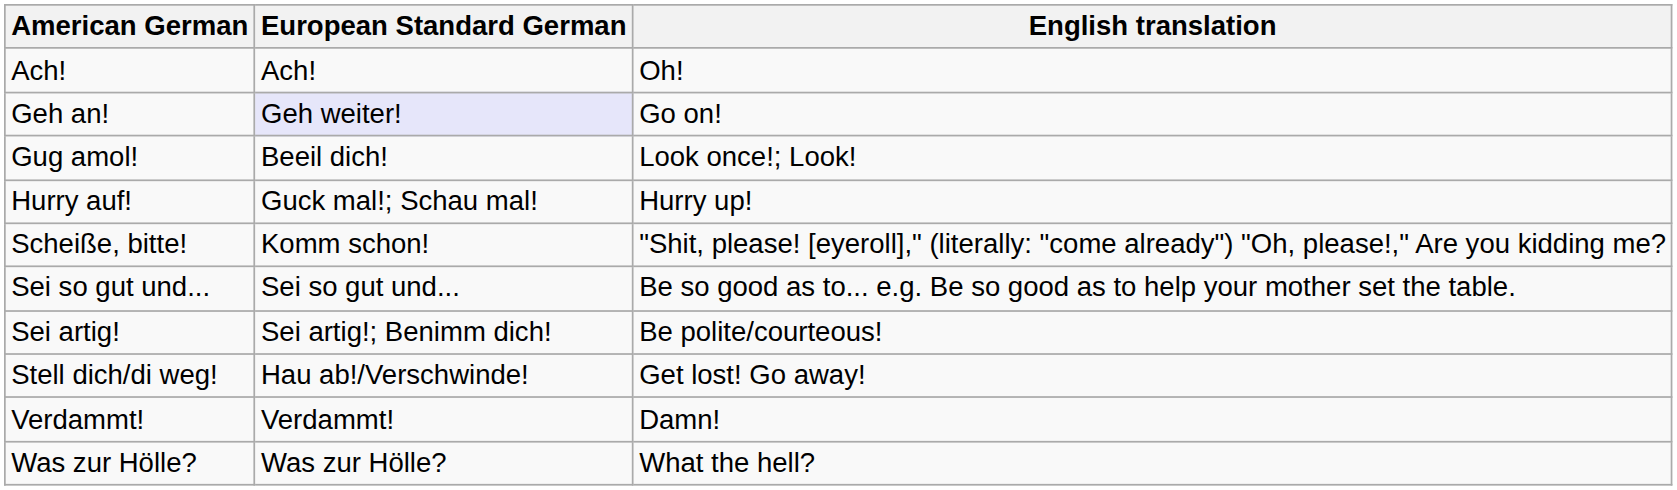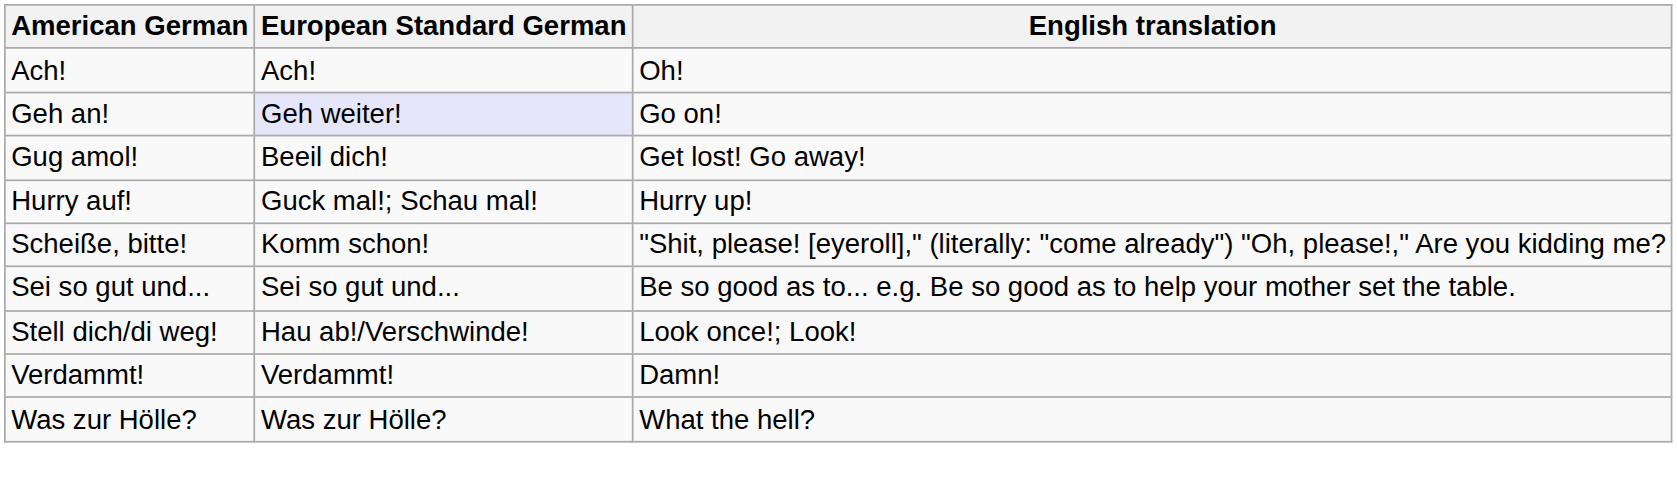(748, 157) Look once!; Look! -> (752, 157) Get lost! Go away!
- row: (66, 331)
(752, 375) Get lost! Go away! -> (748, 331) Look once!; Look!
